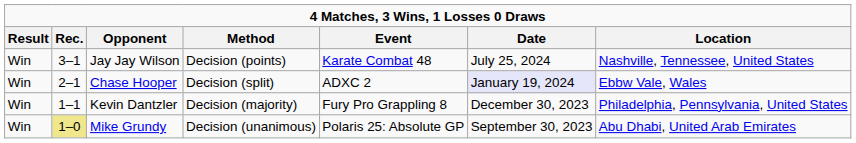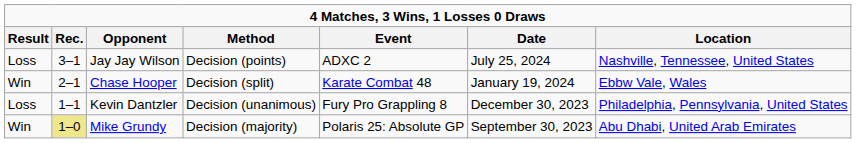(19, 60) Win -> (22, 60) Loss
(377, 60) Karate Combat 48 -> (347, 60) ADXC 2
(347, 82) ADXC 2 -> (377, 82) Karate Combat 48
(523, 82) lavender background -> (523, 82) no background
(19, 104) Win -> (22, 104) Loss
(242, 104) Decision (majority) -> (251, 104) Decision (unanimous)
(251, 126) Decision (unanimous) -> (242, 126) Decision (majority)
